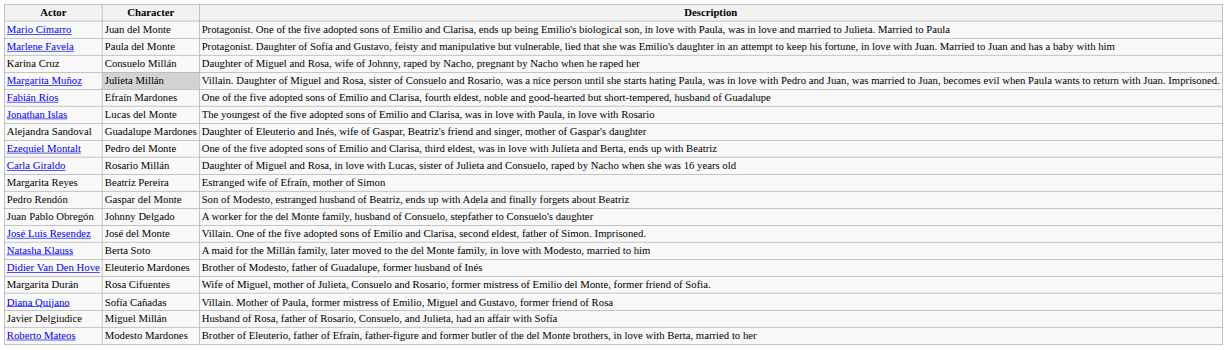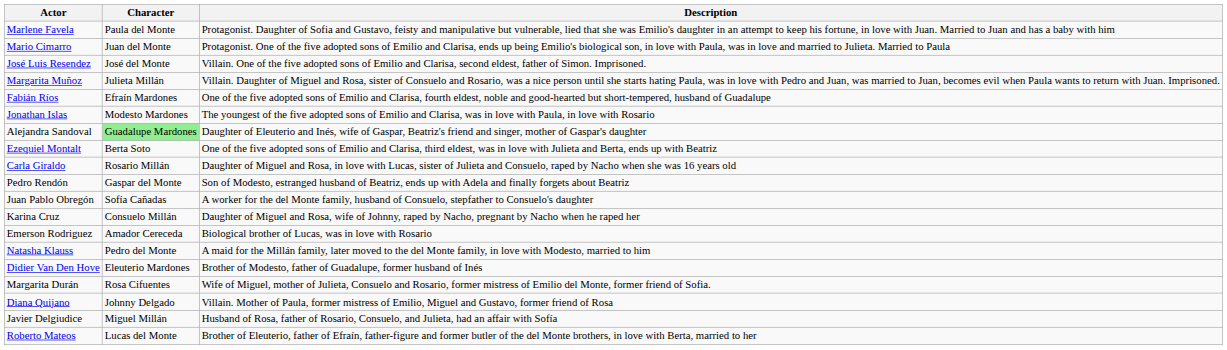rows swapped: (40, 47) <-> (39, 30)
rows swapped: (49, 234) <-> (33, 64)
(134, 81) lightgrey background -> (134, 81) no background
(141, 115) Lucas del Monte -> (146, 115) Modesto Mardones
(151, 132) no background -> (151, 132) lightgreen background
(140, 149) Pedro del Monte -> (128, 149) Berta Soto
- row: (42, 183)
(140, 217) Johnny Delgado -> (136, 200) Sofía Cañadas
+ row: (50, 234)
(128, 251) Berta Soto -> (140, 251) Pedro del Monte
(136, 302) Sofía Cañadas -> (140, 302) Johnny Delgado
(146, 336) Modesto Mardones -> (141, 336) Lucas del Monte
